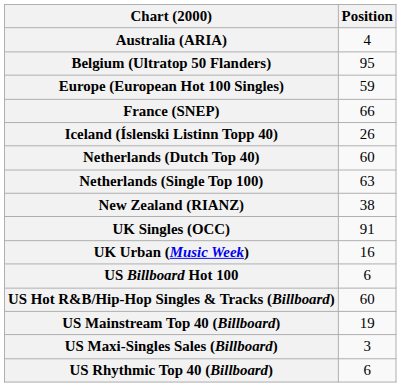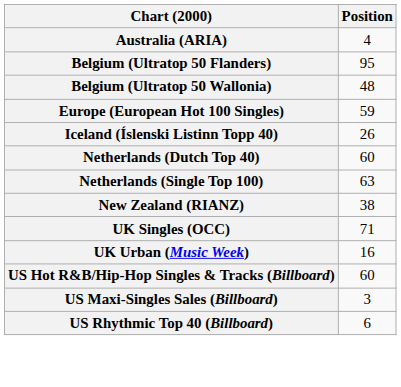+ row: (171, 87)
- row: (171, 110)
(367, 228) 91 -> (367, 228) 71
- row: (171, 275)
- row: (171, 323)
